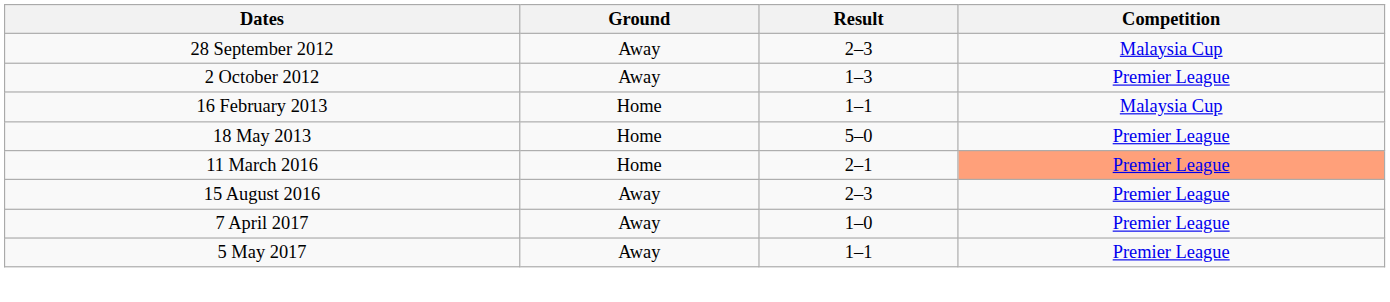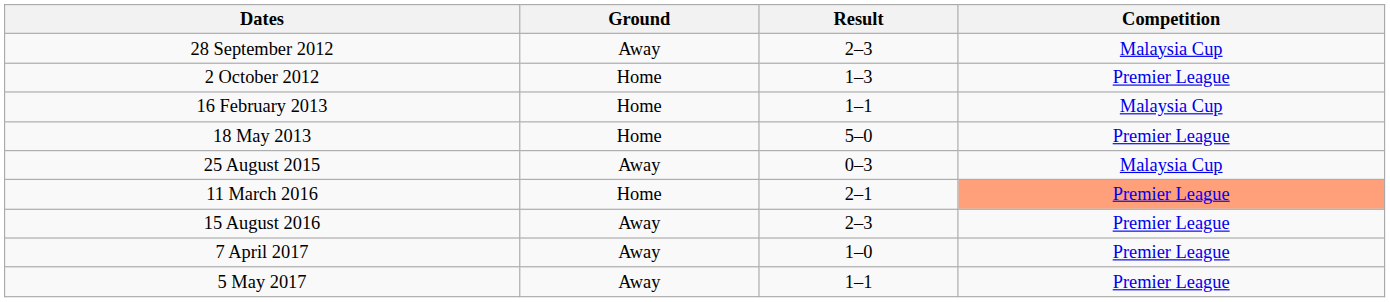(639, 77) Away -> (639, 77) Home
+ row: (262, 164)
